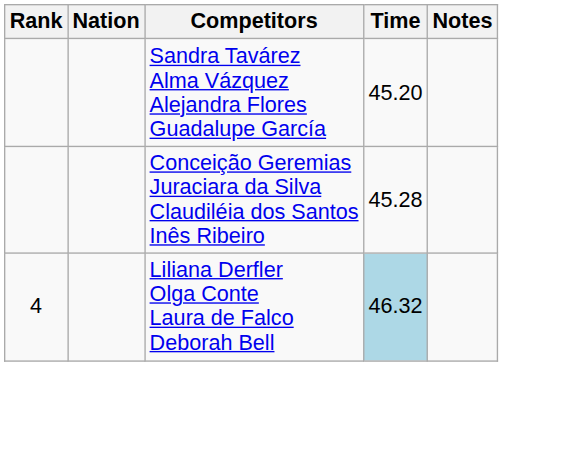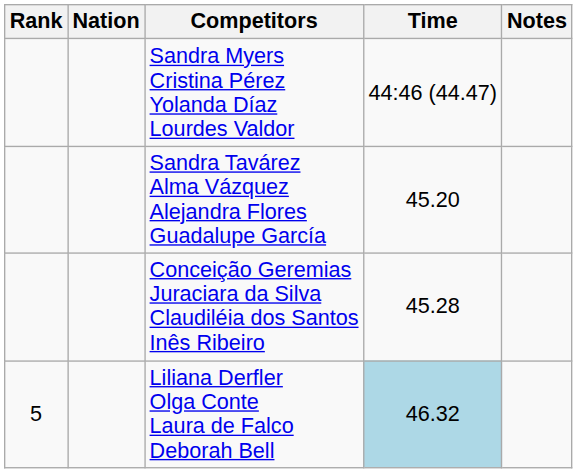+ row: (222, 92)
(36, 306) 4 -> (36, 413) 5
